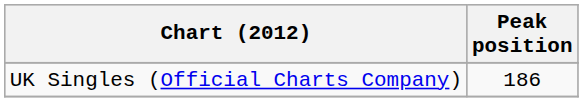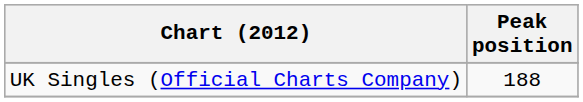(522, 80) 186 -> (522, 80) 188
